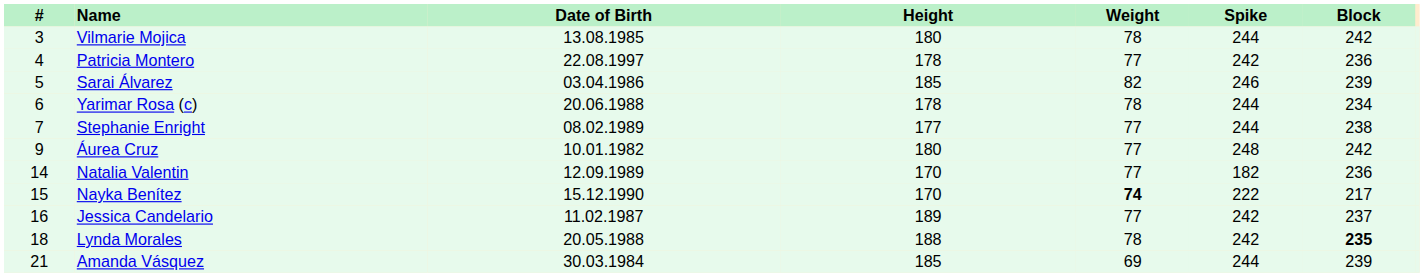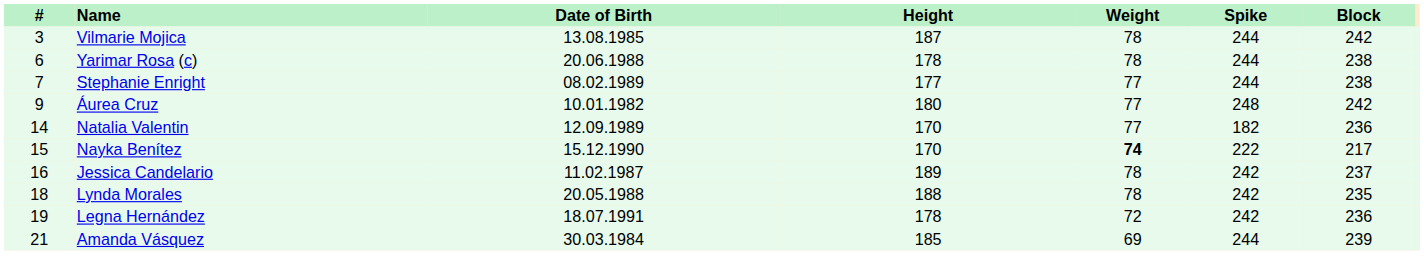(928, 38) 180 -> (928, 38) 187
- row: (135, 60)
- row: (125, 82)
(1359, 105) 234 -> (1359, 60) 238
(1133, 217) 77 -> (1133, 172) 78
(1359, 239) bold -> (1359, 194) normal
+ row: (141, 217)
